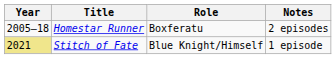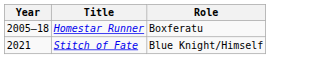- column: (298, 13)
(19, 45) khaki background -> (19, 45) no background
